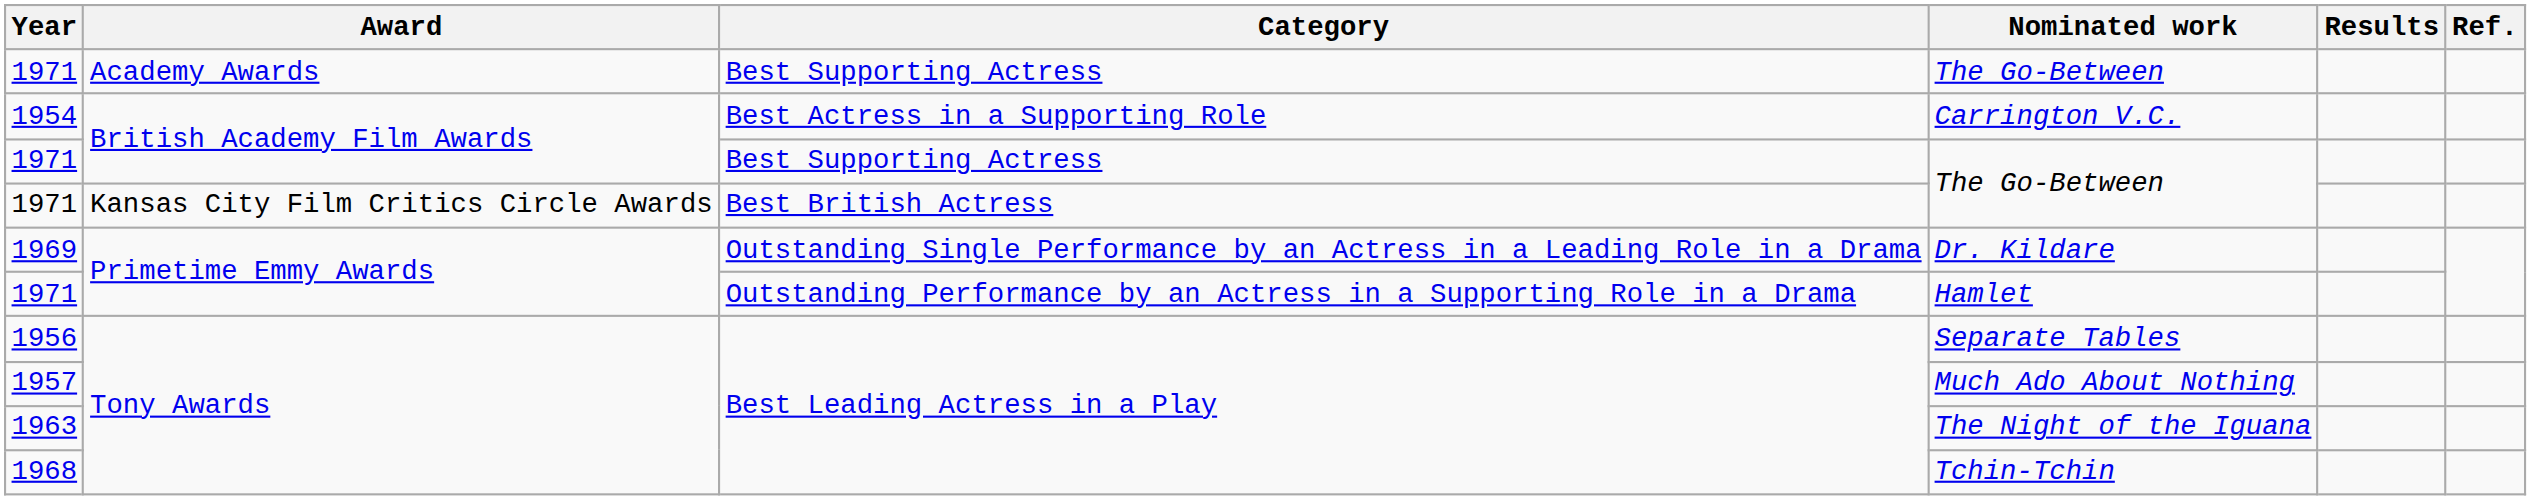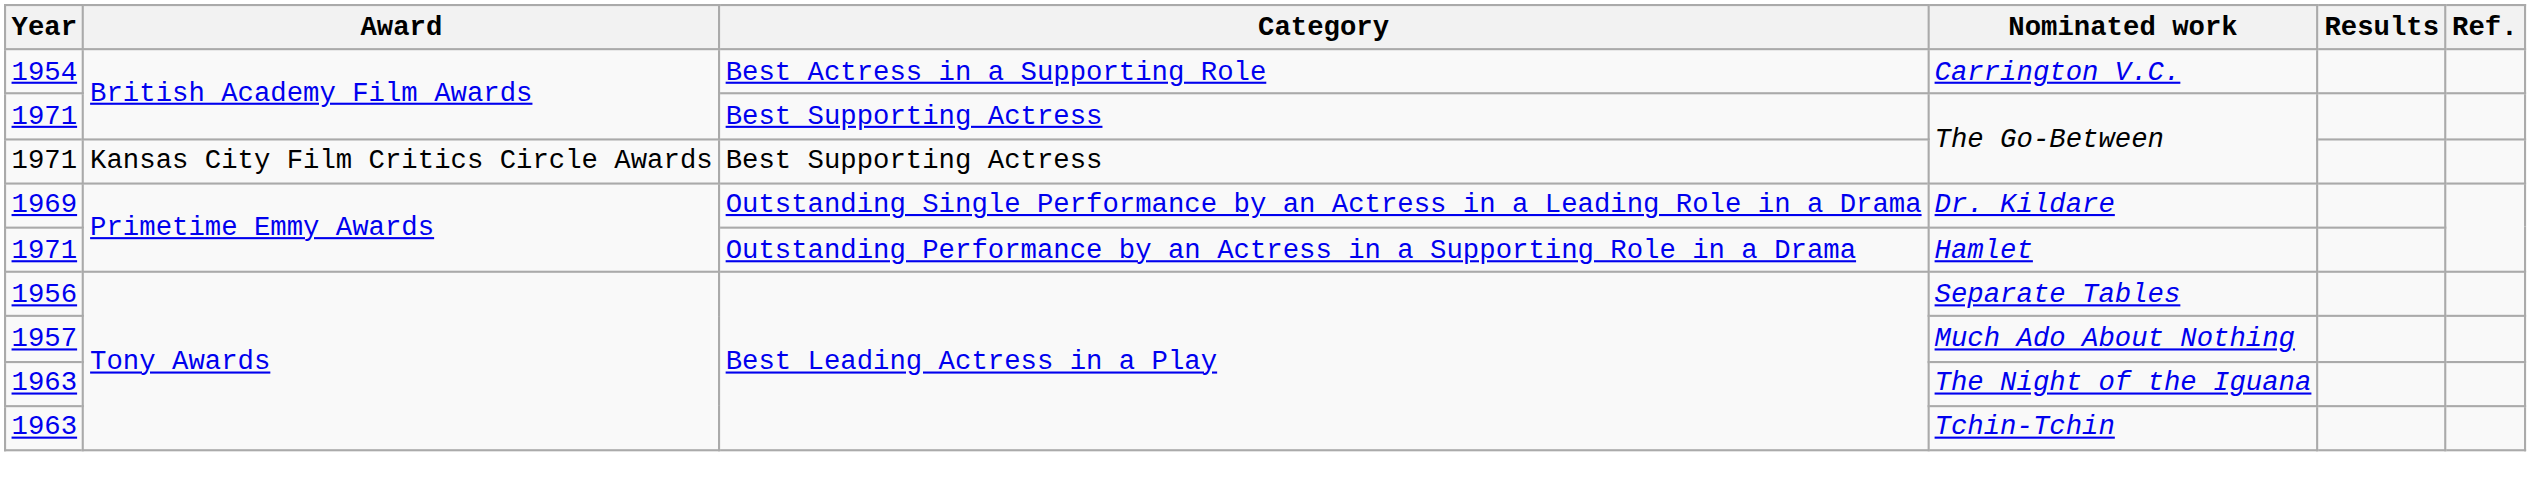- row: (205, 72)
(889, 205) Best British Actress -> (914, 161) Best Supporting Actress
(44, 472) 1968 -> (44, 428) 1963
